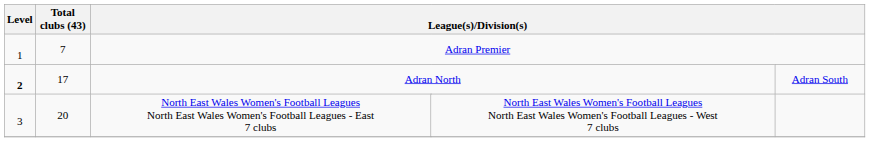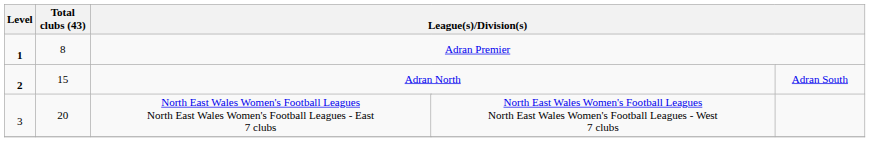(20, 55) normal -> (20, 55) bold
(63, 49) 7 -> (63, 49) 8
(63, 79) 17 -> (63, 79) 15
